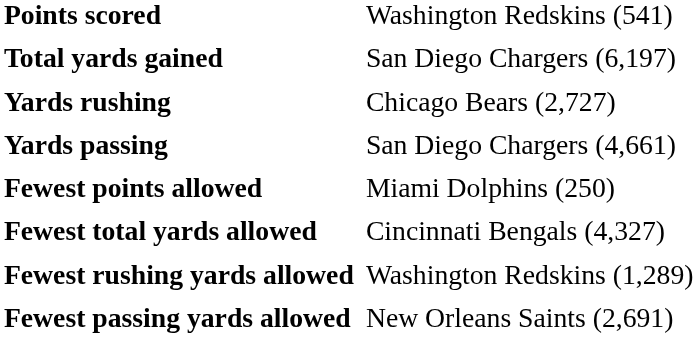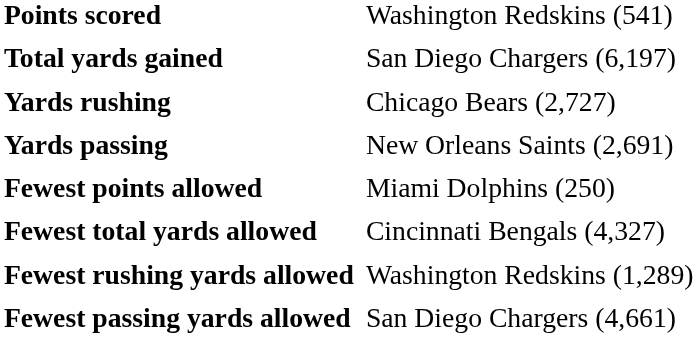(521, 144) San Diego Chargers (4,661) -> (520, 144) New Orleans Saints (2,691)
(520, 317) New Orleans Saints (2,691) -> (521, 317) San Diego Chargers (4,661)
